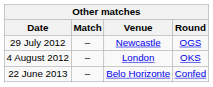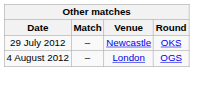(190, 43) OGS -> (171, 43) OKS
(190, 58) OKS -> (171, 58) OGS
- row: (38, 74)
